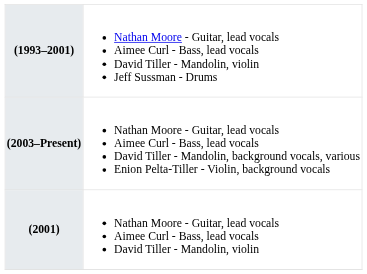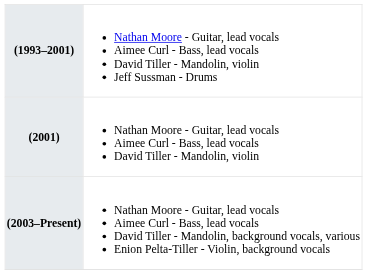rows swapped: (44, 229) <-> (44, 143)
